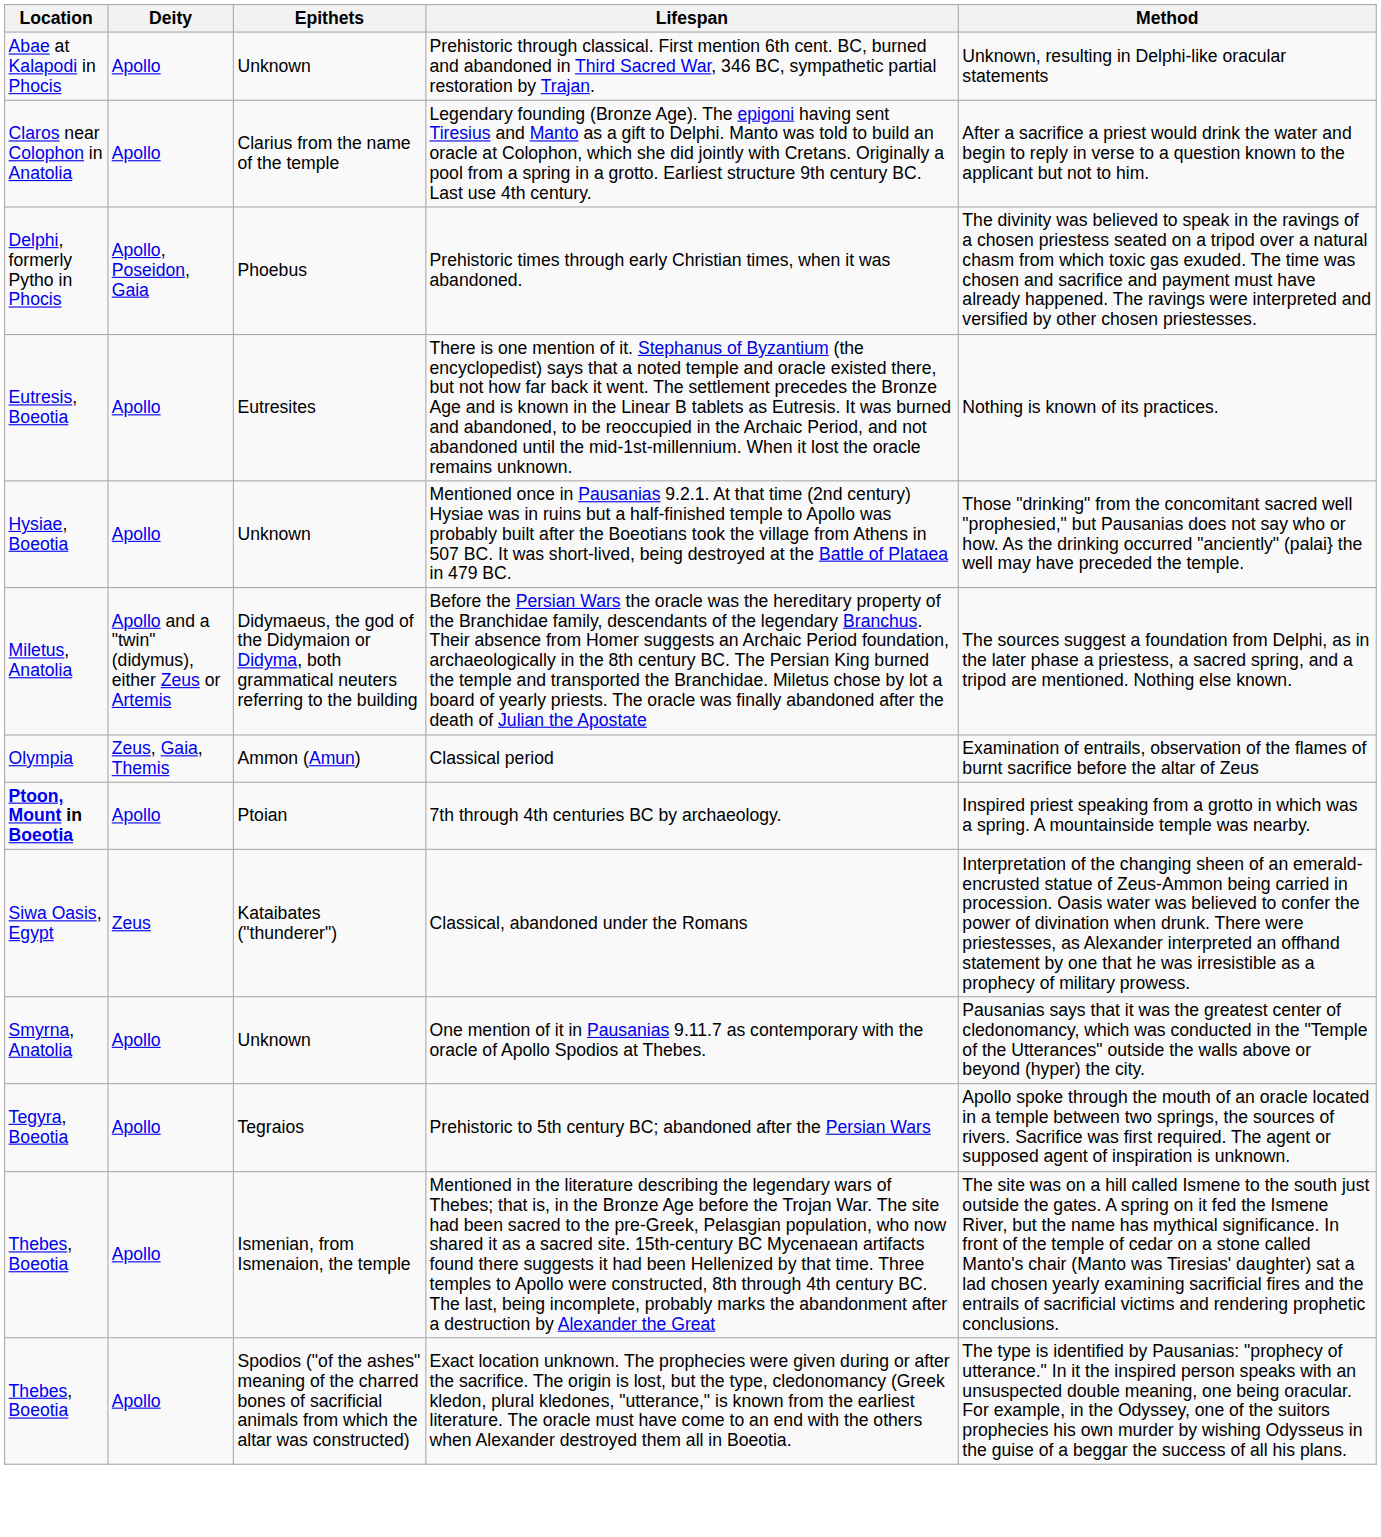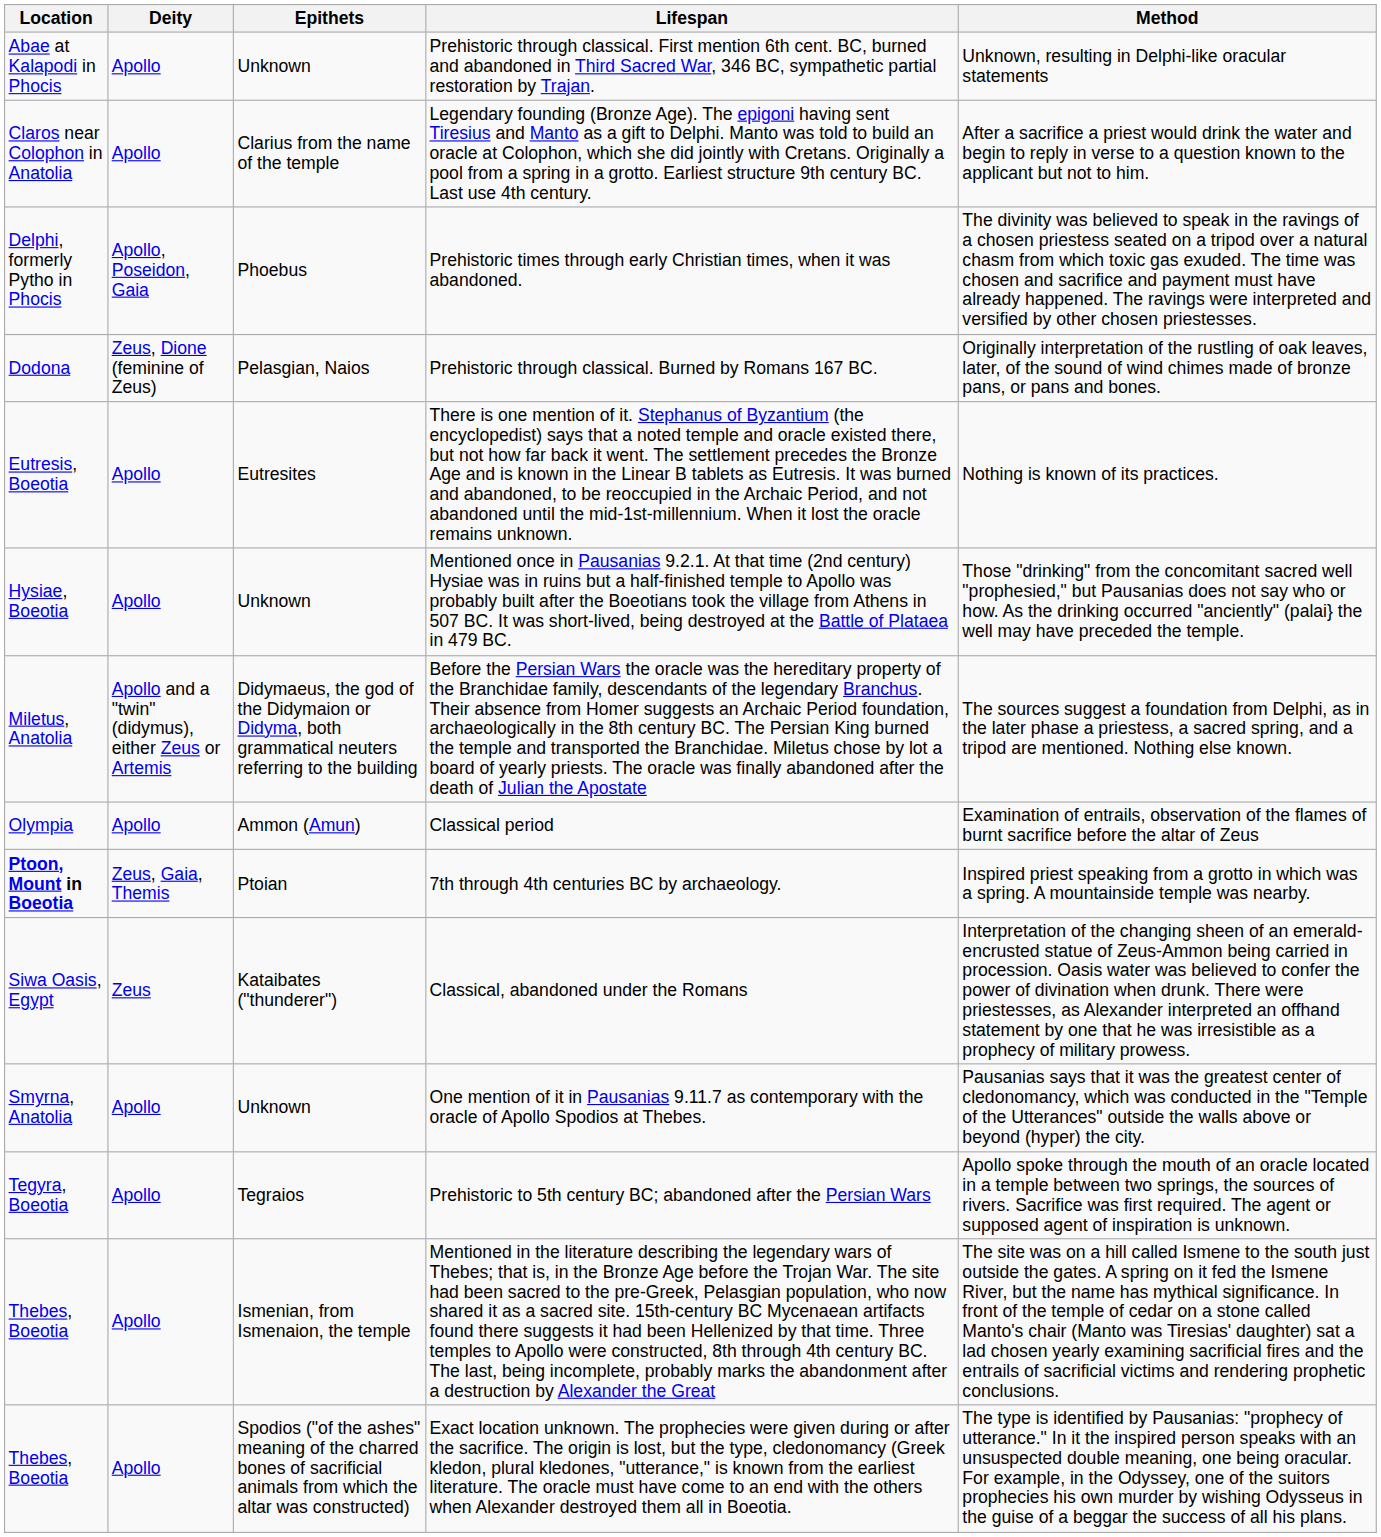+ row: (654, 367)
(157, 758) Zeus, Gaia, Themis -> (136, 825) Apollo
(136, 815) Apollo -> (157, 883) Zeus, Gaia, Themis
